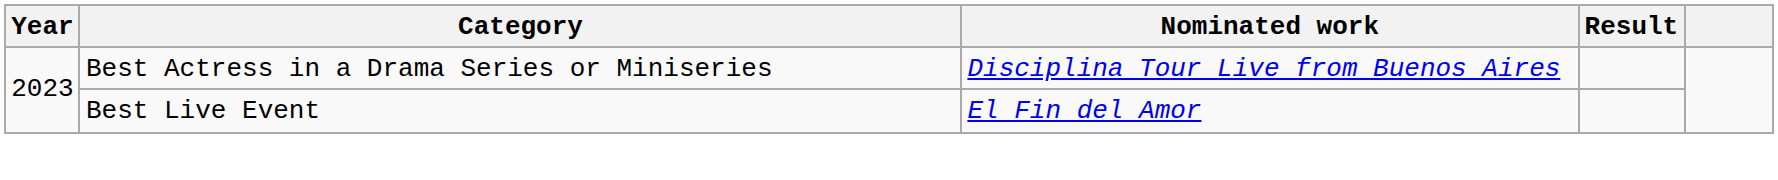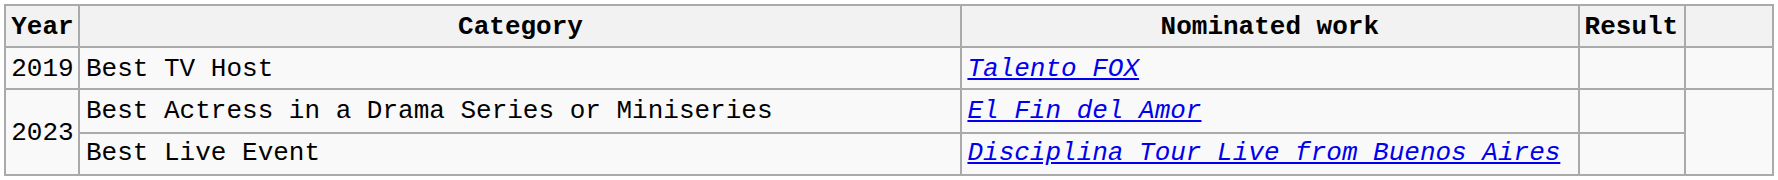+ row: (180, 69)
(1264, 69) Disciplina Tour Live from Buenos Aires -> (1084, 111) El Fin del Amor
(1084, 111) El Fin del Amor -> (1264, 153) Disciplina Tour Live from Buenos Aires
